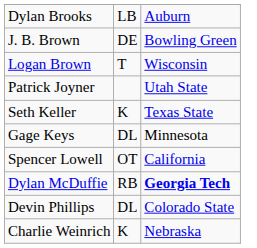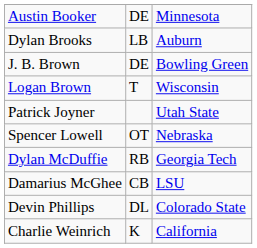+ row: (52, 16)
- row: (42, 111)
- row: (41, 135)
(175, 159) California -> (184, 135) Nebraska
(187, 183) bold -> (196, 159) normal
+ row: (65, 183)
(173, 231) Nebraska -> (186, 231) California
